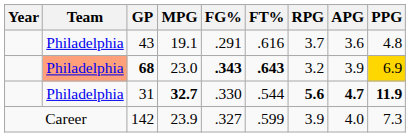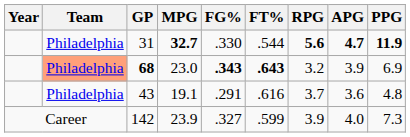rows swapped: (146, 94) <-> (146, 43)
(393, 68) gold background -> (393, 68) no background
